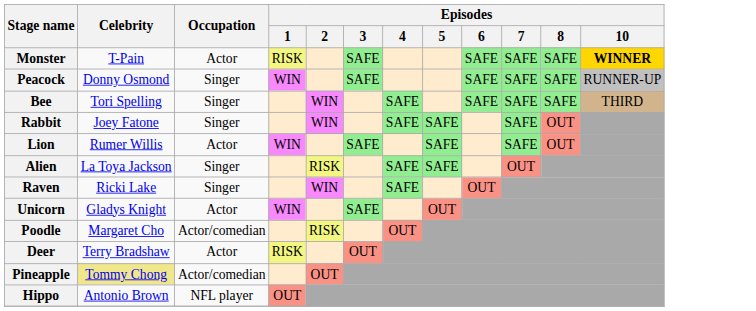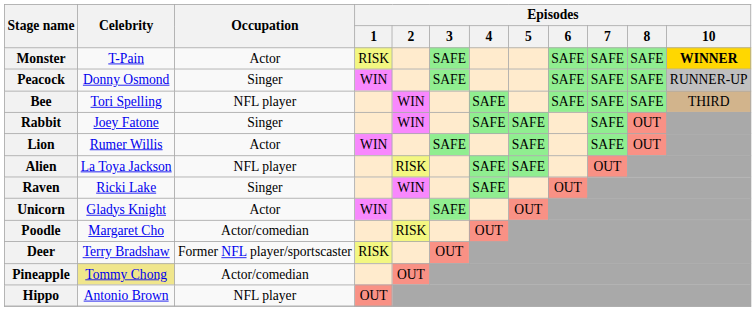(222, 101) Singer -> (265, 101) NFL player
(222, 166) Singer -> (265, 166) NFL player
(222, 252) Actor -> (265, 252) Former NFL player/sportscaster
